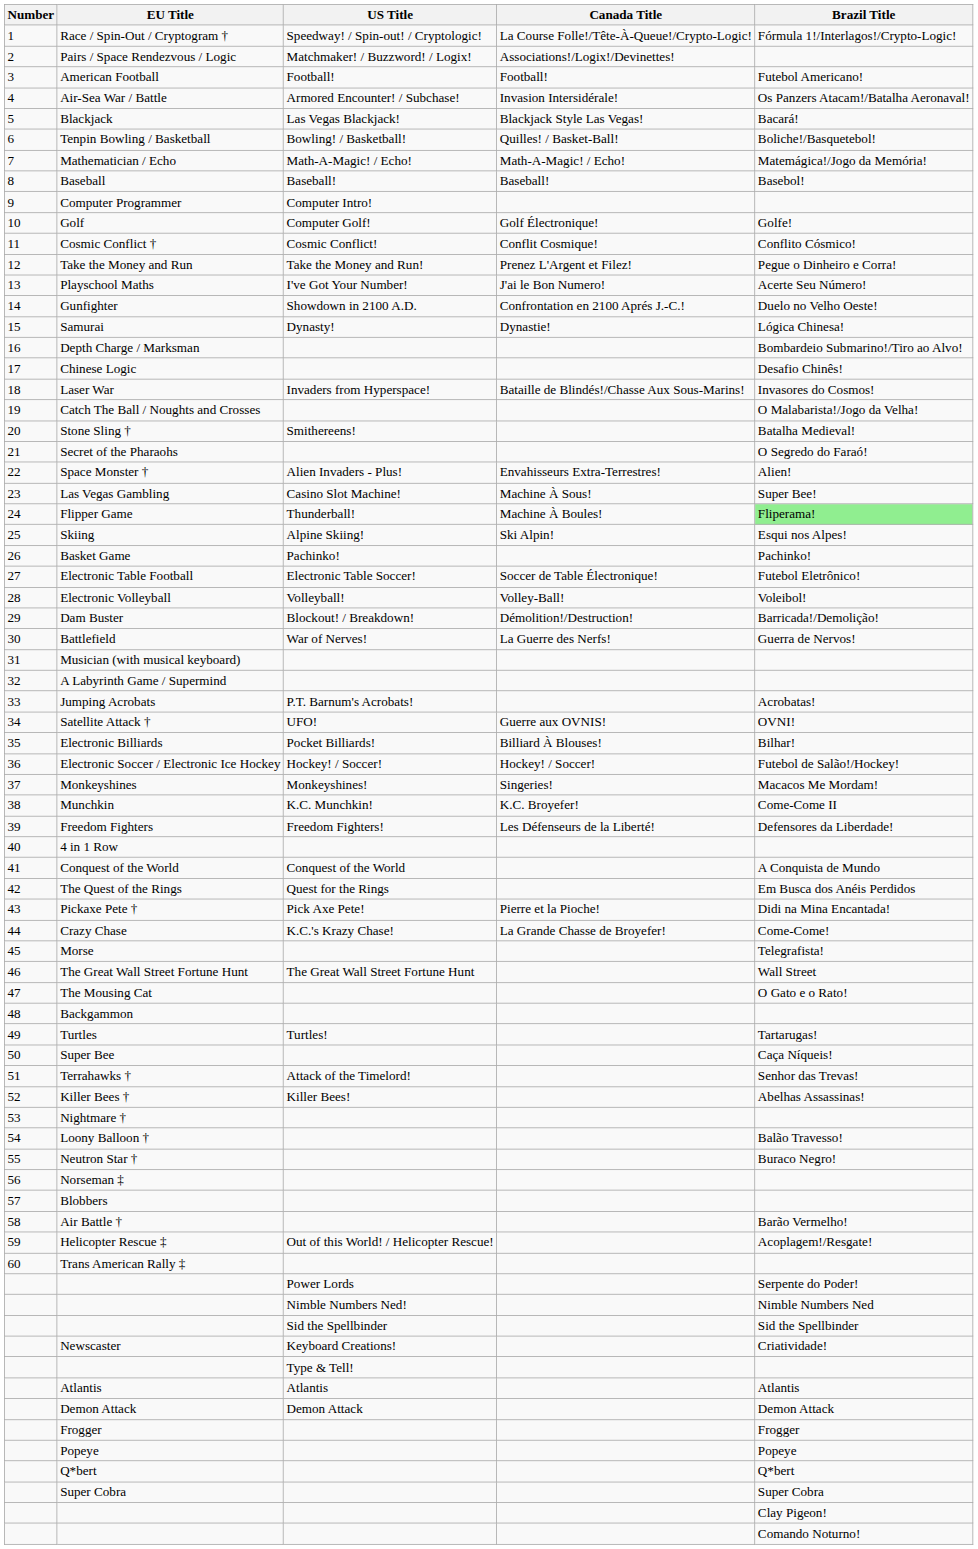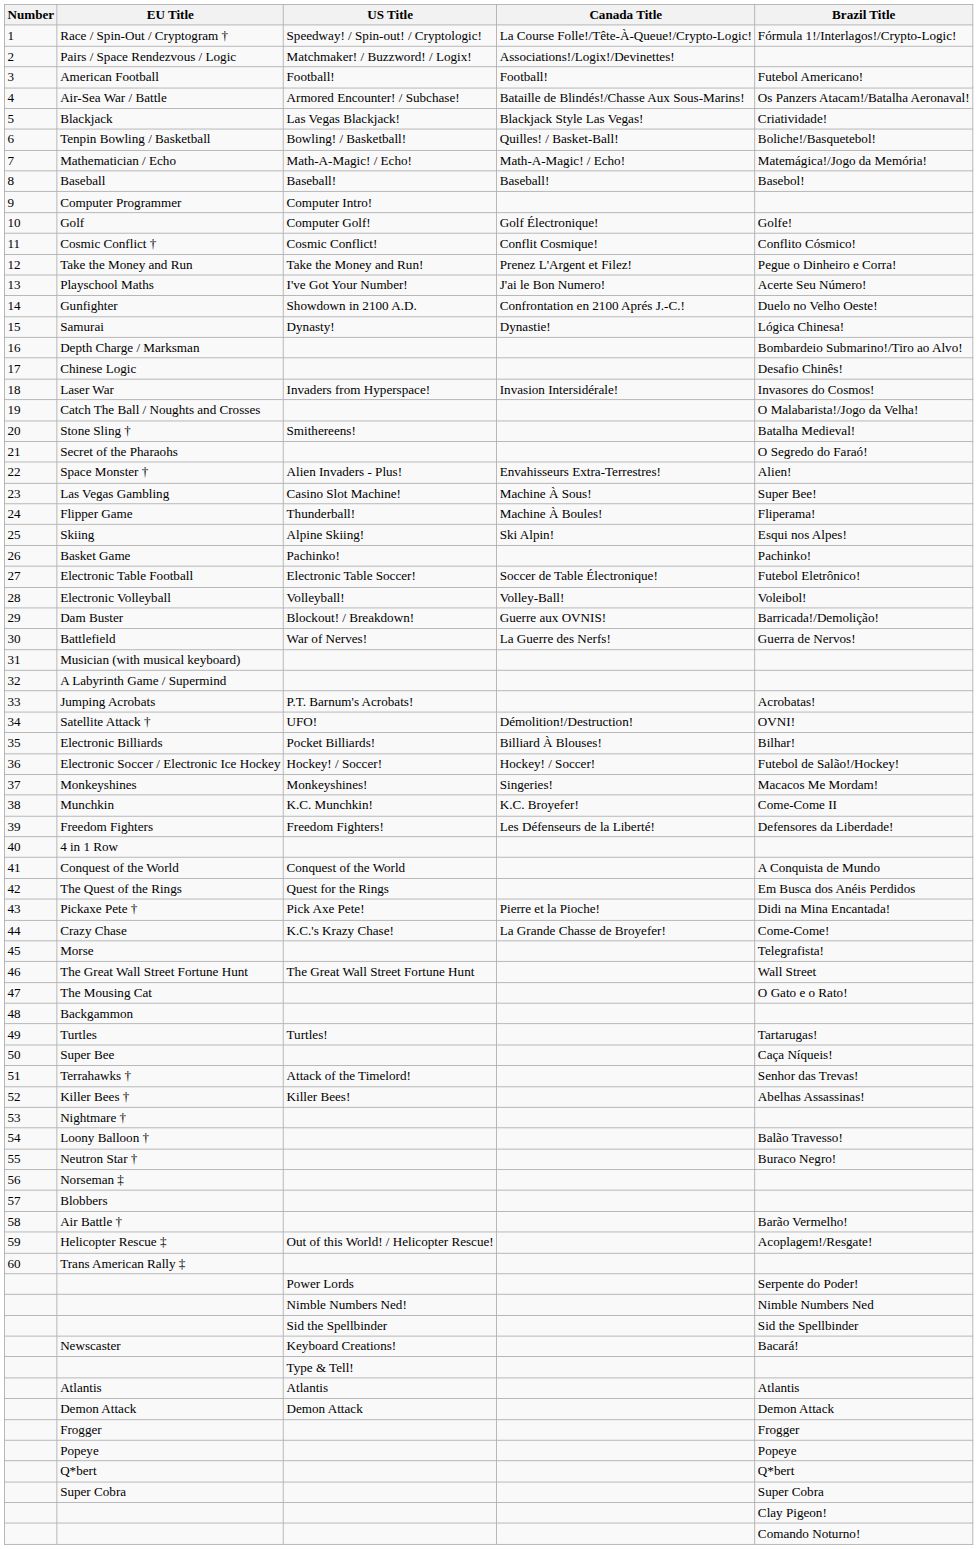(559, 98) Invasion Intersidérale! -> (622, 98) Bataille de Blindés!/Chasse Aux Sous-Marins!
(778, 118) Bacará! -> (792, 118) Criatividade!
(622, 389) Bataille de Blindés!/Chasse Aux Sous-Marins! -> (559, 389) Invasion Intersidérale!
(787, 514) lightgreen background -> (787, 514) no background
(566, 618) Démolition!/Destruction! -> (553, 618) Guerre aux OVNIS!
(553, 722) Guerre aux OVNIS! -> (566, 722) Démolition!/Destruction!
(792, 1346) Criatividade! -> (778, 1346) Bacará!
